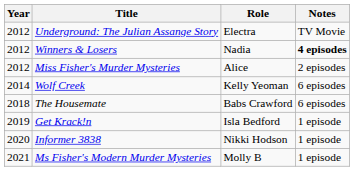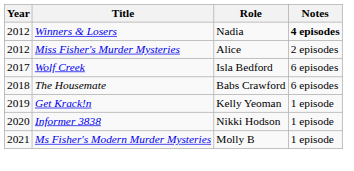- row: (127, 31)
(18, 85) 2014 -> (18, 67) 2017
(256, 85) Kelly Yeoman -> (245, 67) Isla Bedford
(252, 121) Isla Bedford -> (249, 103) Kelly Yeoman
